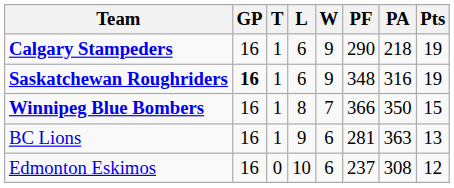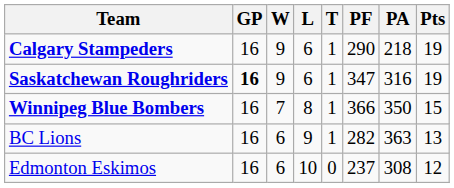columns swapped: (329, 19) <-> (277, 19)
(361, 78) 348 -> (361, 78) 347
(361, 138) 281 -> (361, 138) 282
